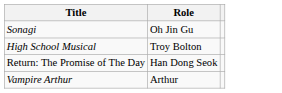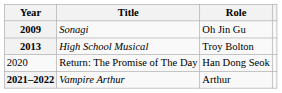+ column: (31, 12)
